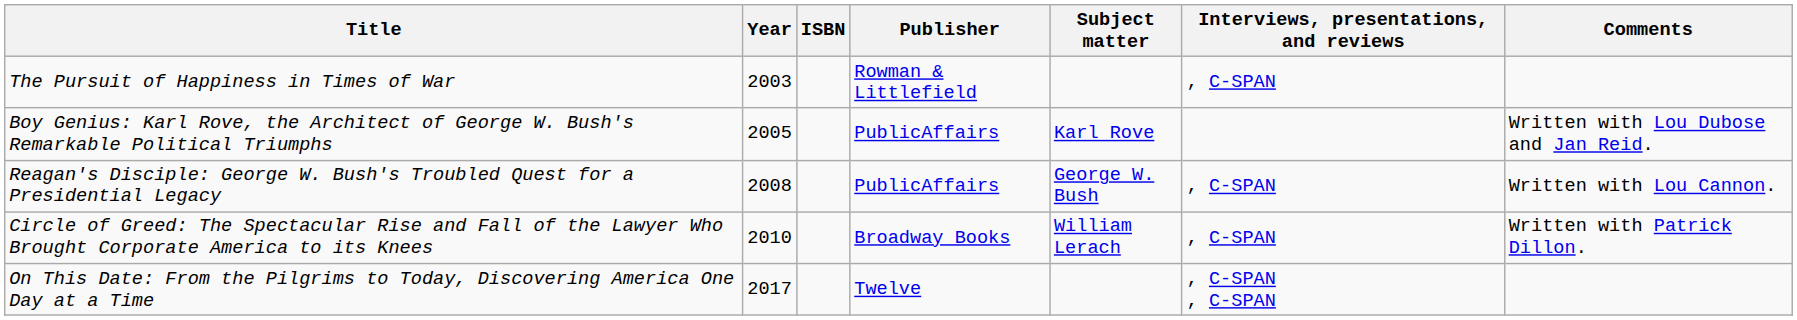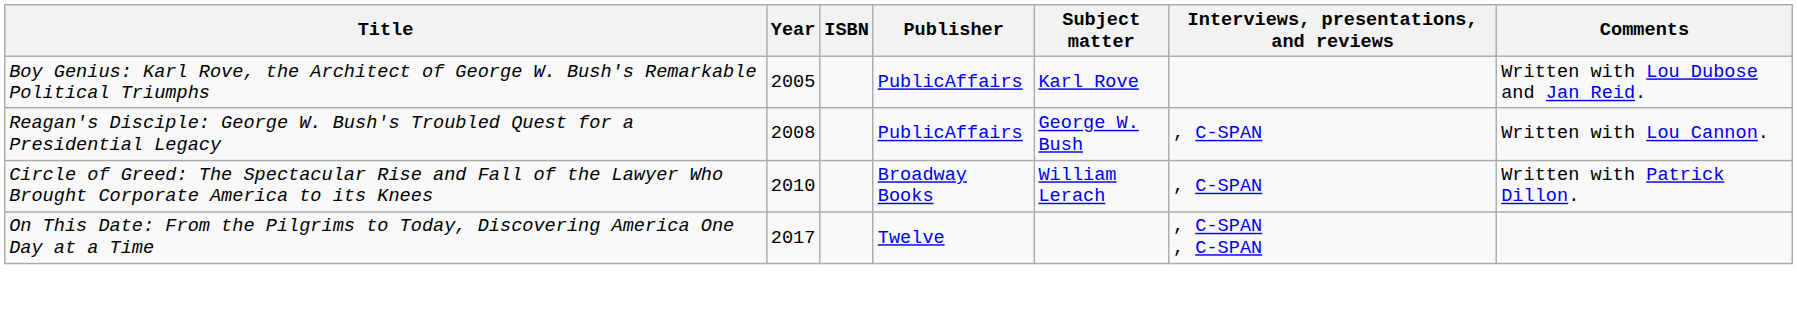- row: (232, 82)
